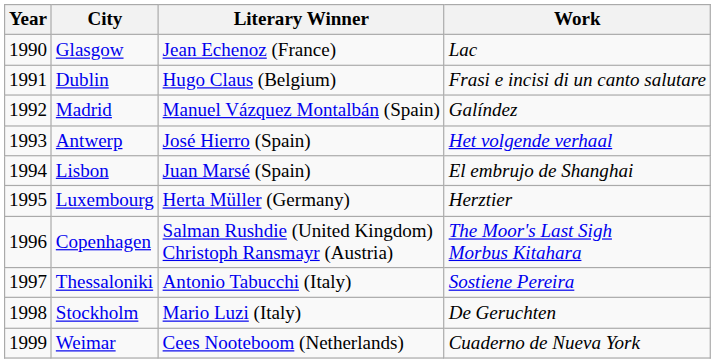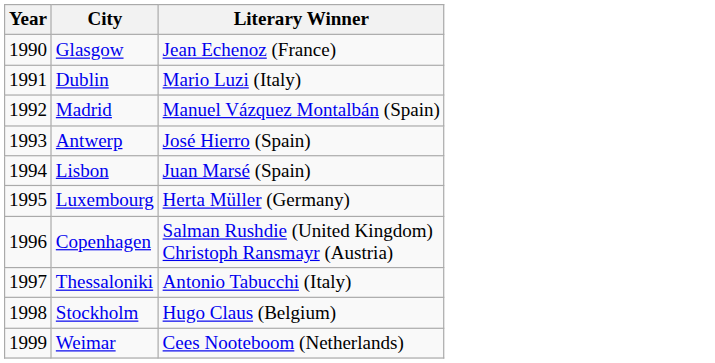- column: (577, 19)
(249, 79) Hugo Claus (Belgium) -> (232, 79) Mario Luzi (Italy)
(232, 312) Mario Luzi (Italy) -> (249, 312) Hugo Claus (Belgium)
